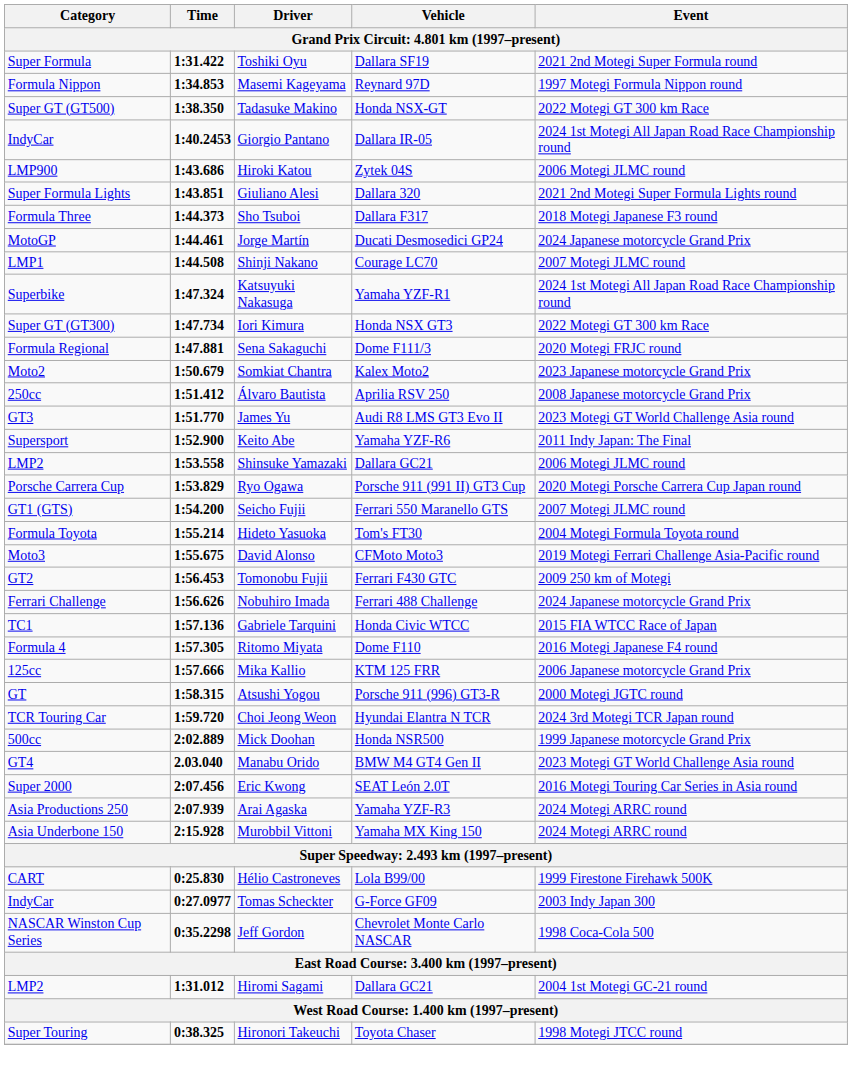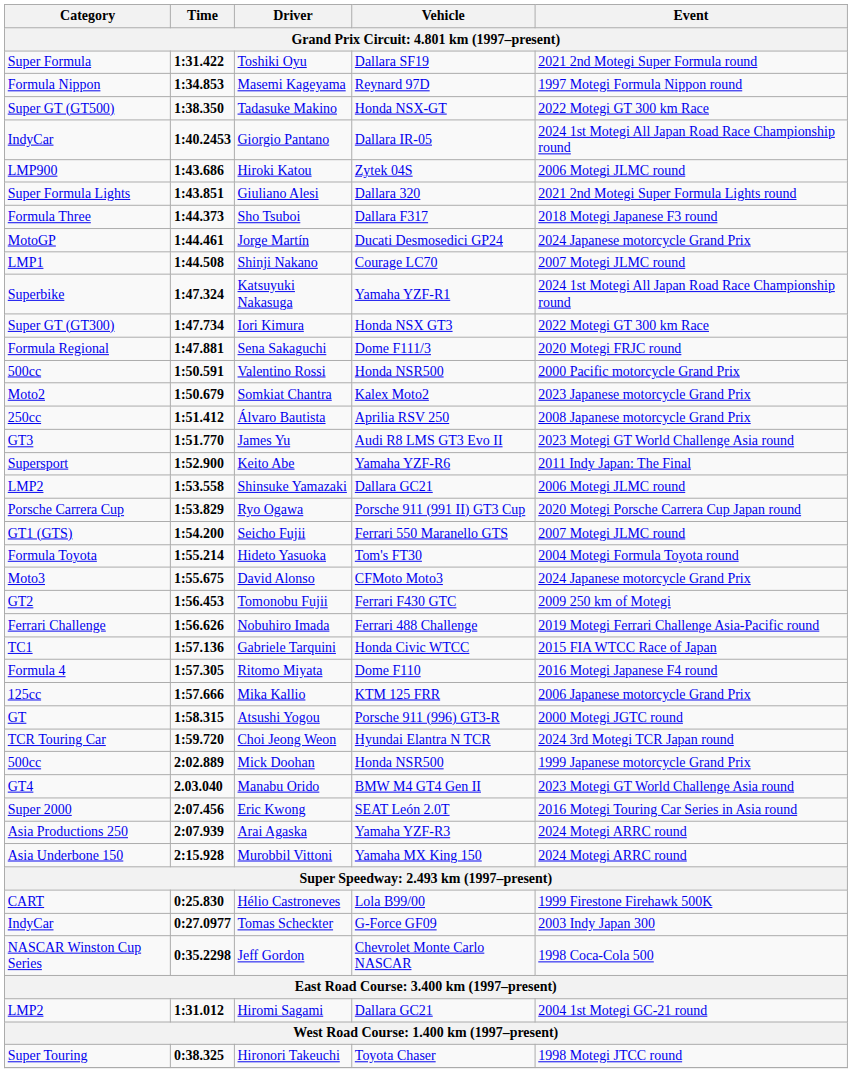+ row: (282, 371)
(679, 556) 2019 Motegi Ferrari Challenge Asia-Pacific round -> (644, 579) 2024 Japanese motorcycle Grand Prix
(644, 602) 2024 Japanese motorcycle Grand Prix -> (679, 625) 2019 Motegi Ferrari Challenge Asia-Pacific round
